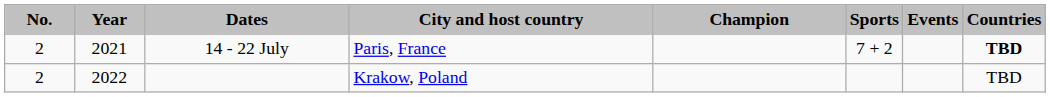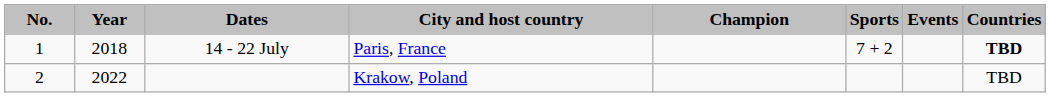(40, 48) 2 -> (40, 48) 1
(109, 48) 2021 -> (109, 48) 2018
